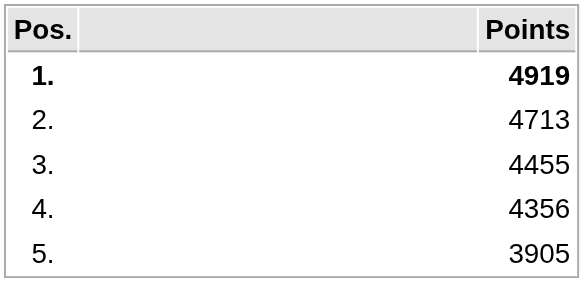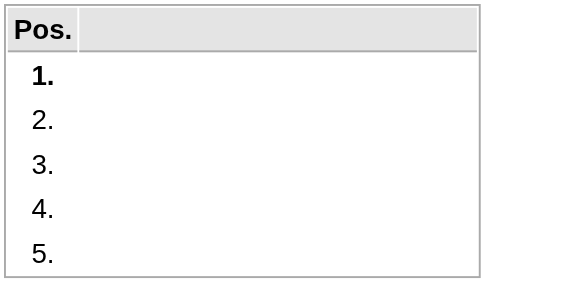- column: (528, 29)
